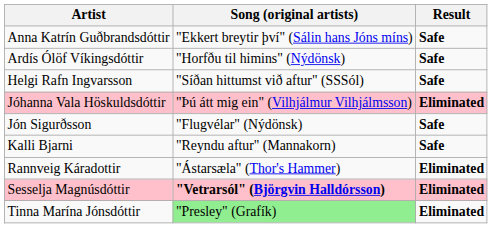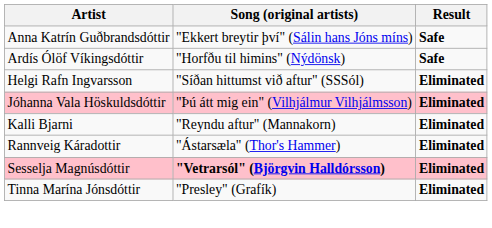(432, 80) Safe -> (452, 80) Eliminated
- row: (49, 124)
(432, 146) Safe -> (452, 124) Eliminated
(226, 211) lightgreen background -> (226, 189) no background
